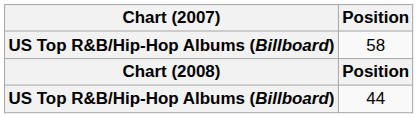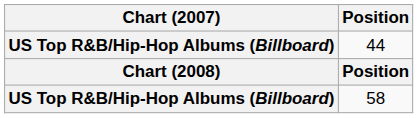rows swapped: (376, 44) <-> (376, 98)
